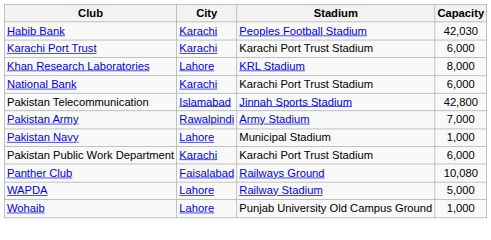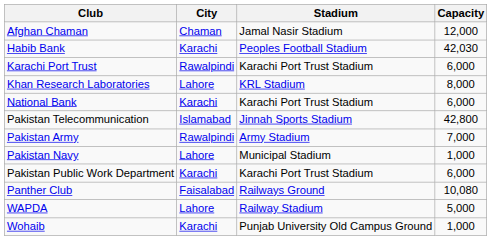+ row: (47, 31)
(198, 48) Karachi -> (207, 66) Rawalpindi
(197, 208) Lahore -> (198, 226) Karachi
